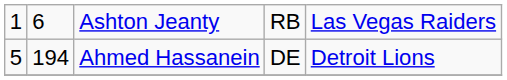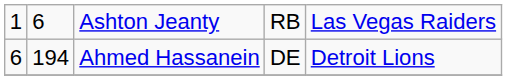(16, 57) 5 -> (16, 57) 6
